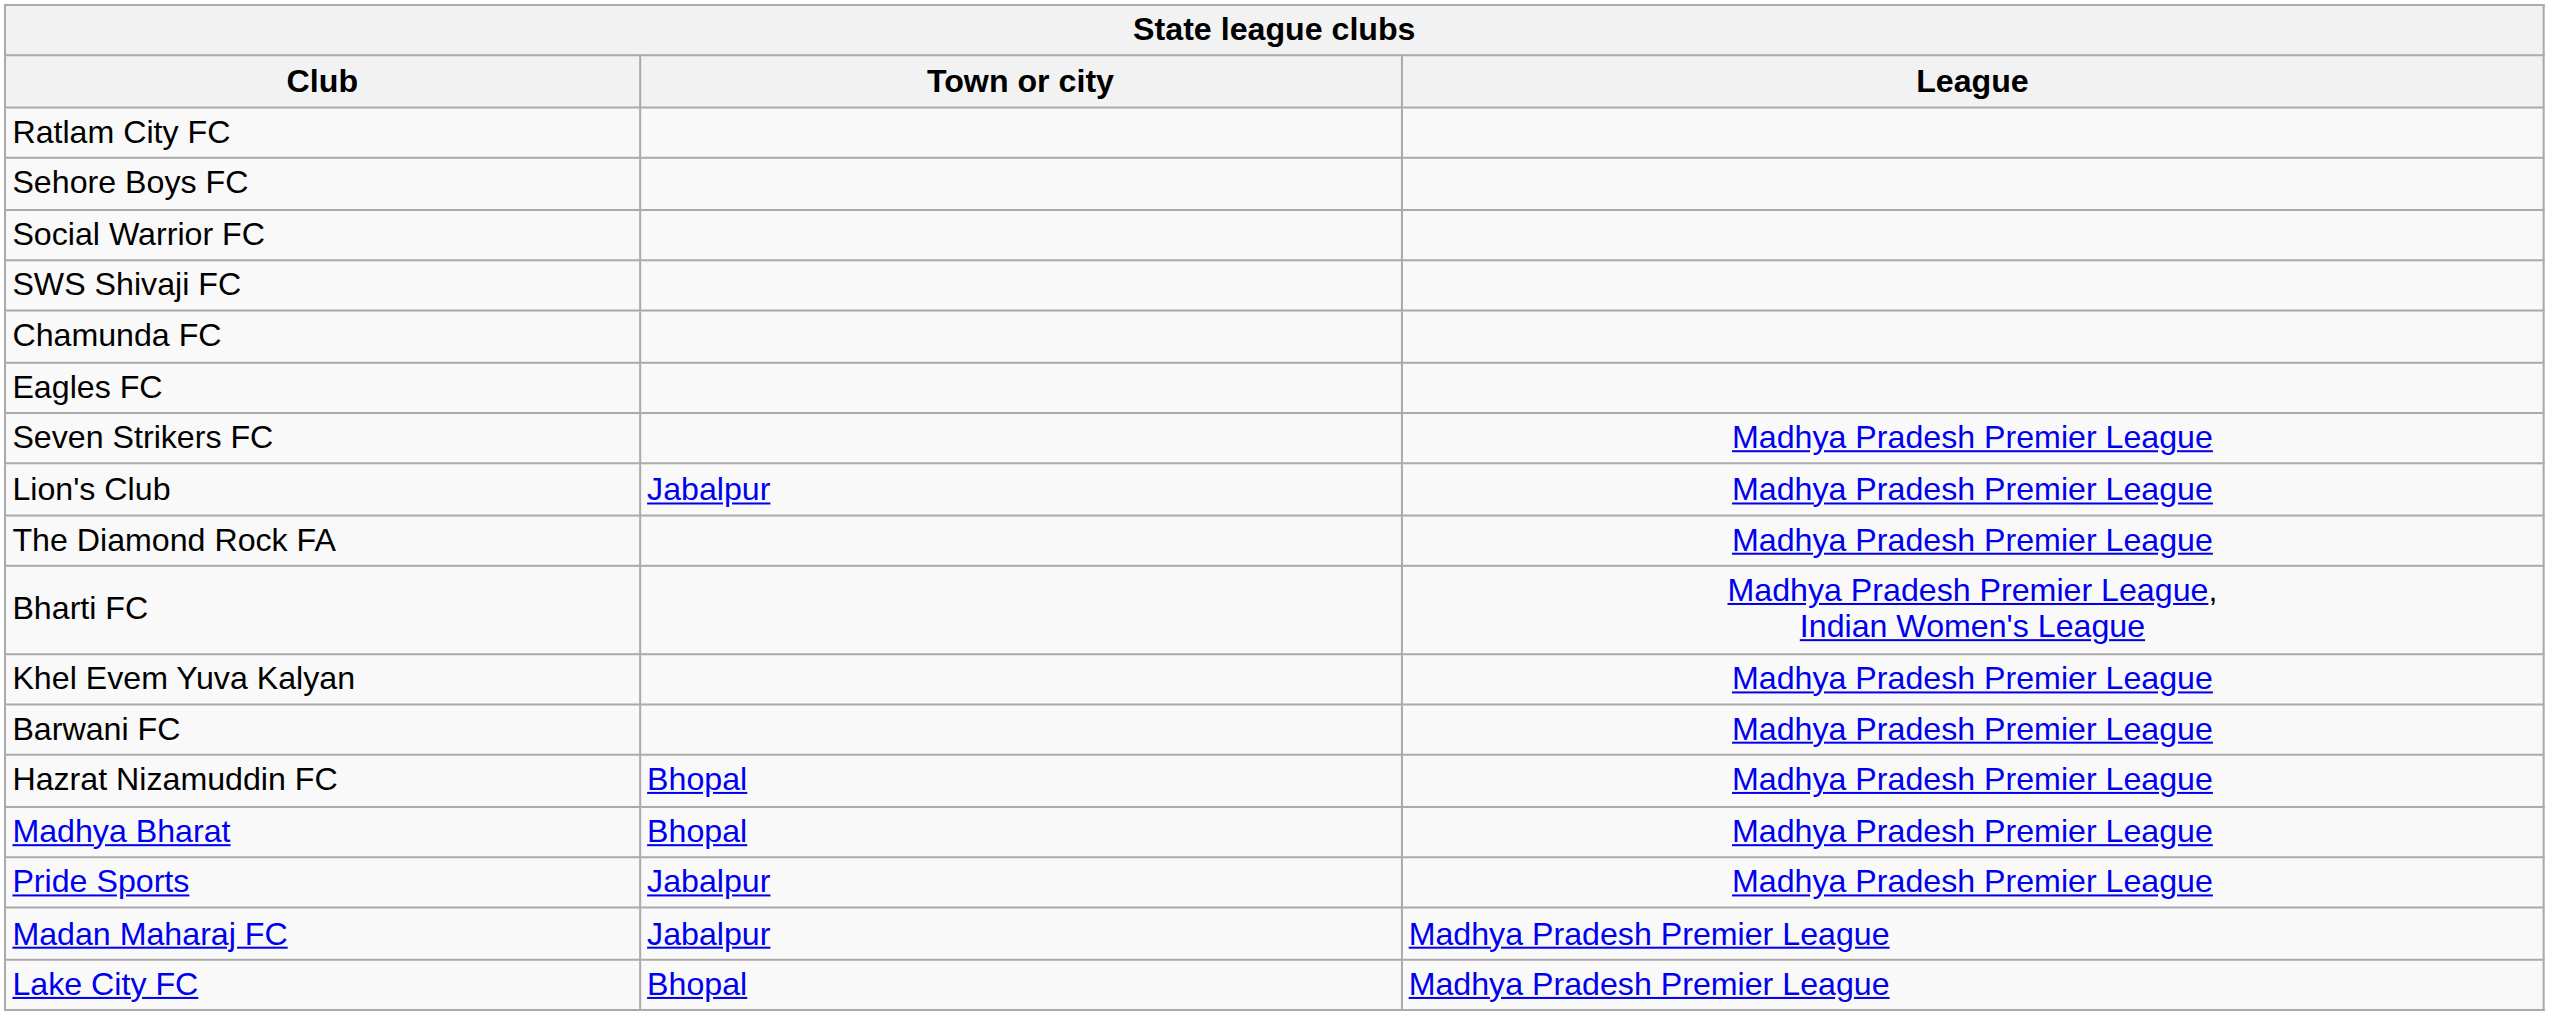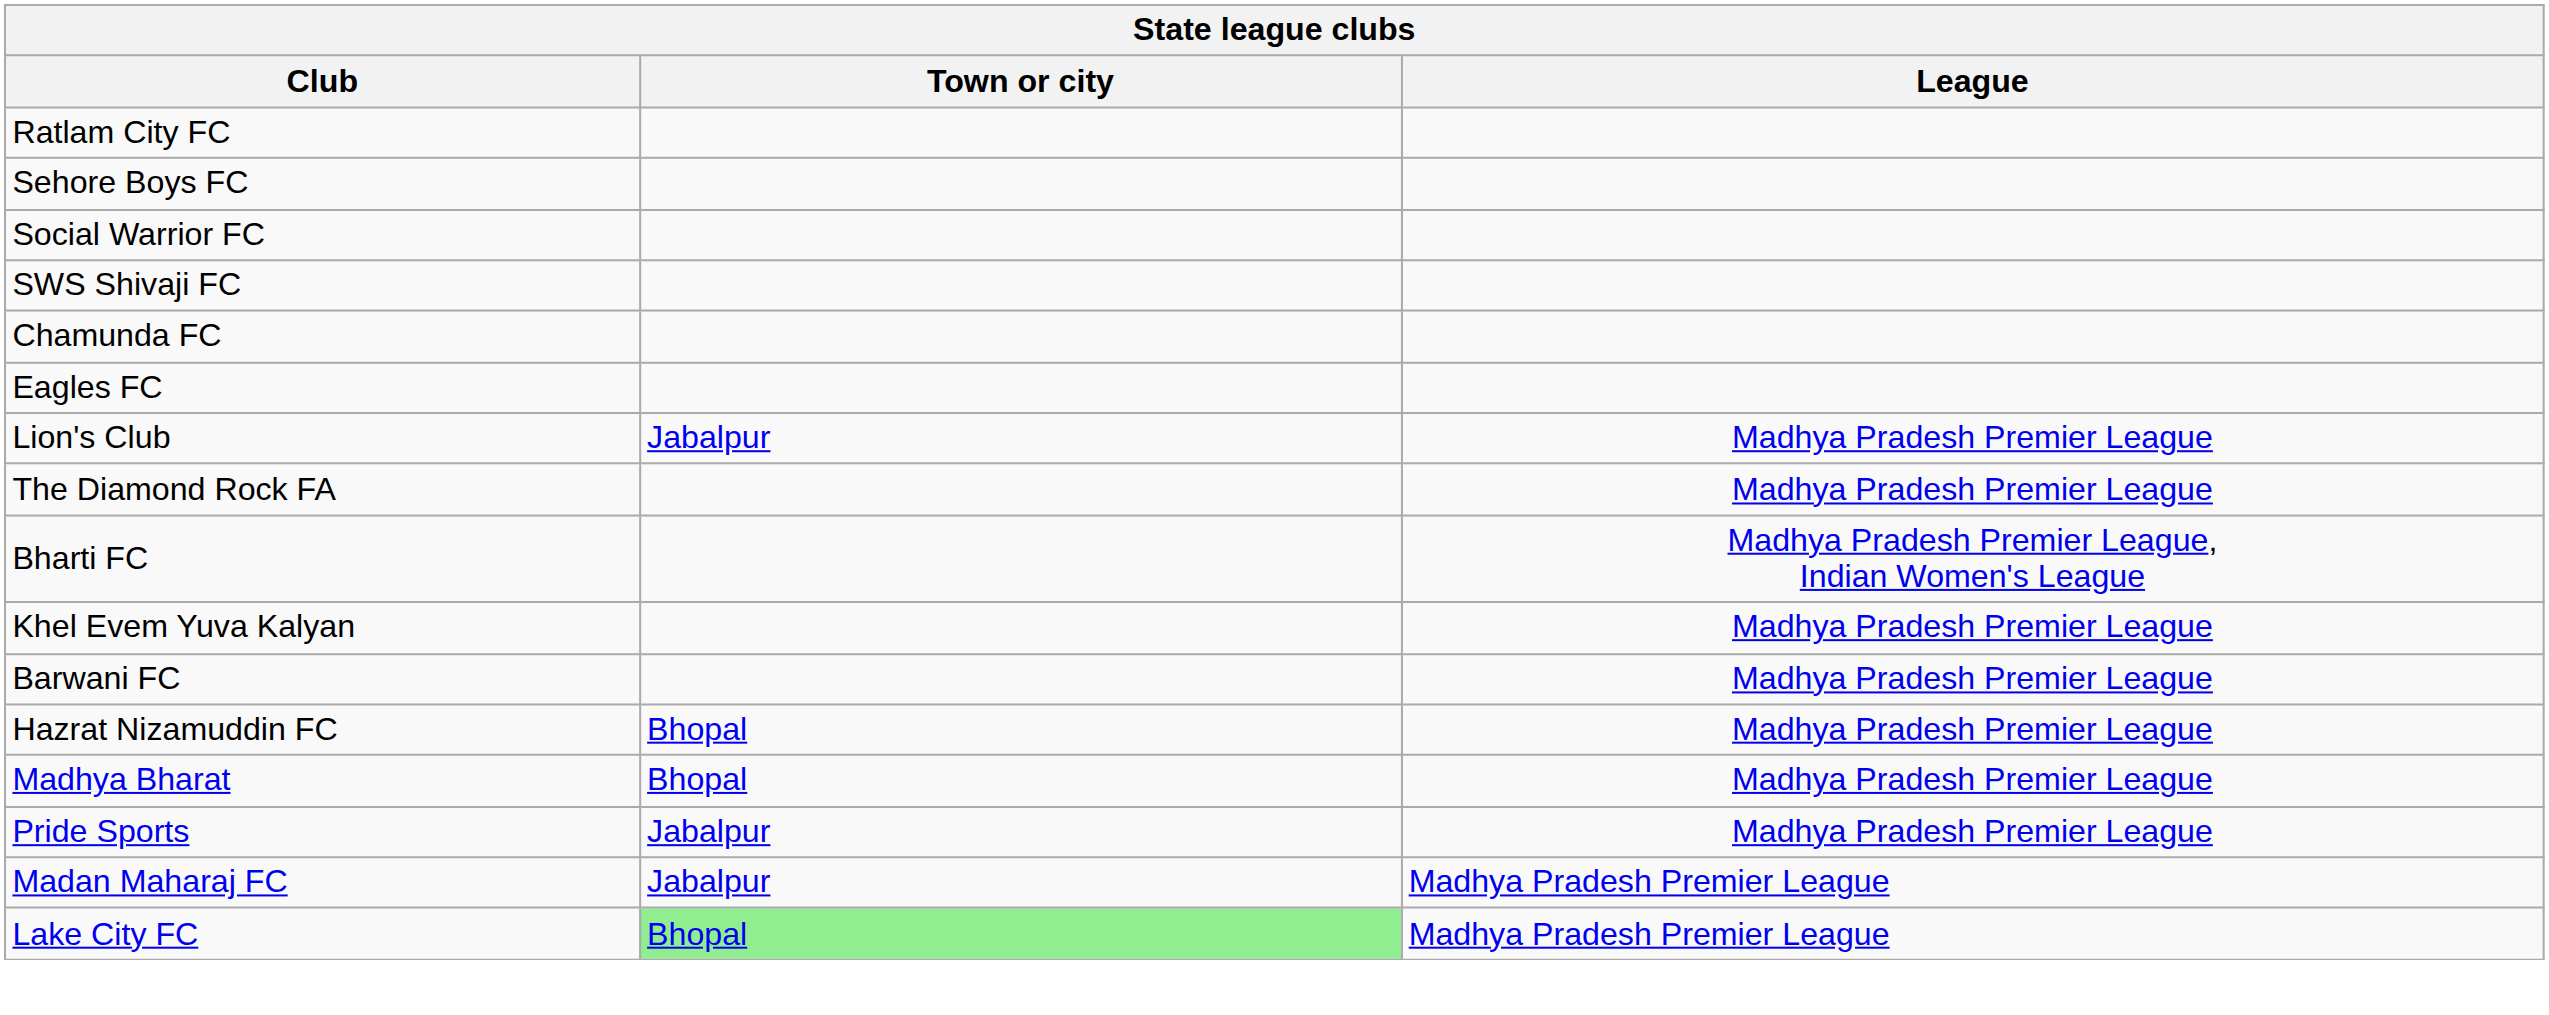- row: (143, 438)
(697, 984) no background -> (697, 933) lightgreen background
